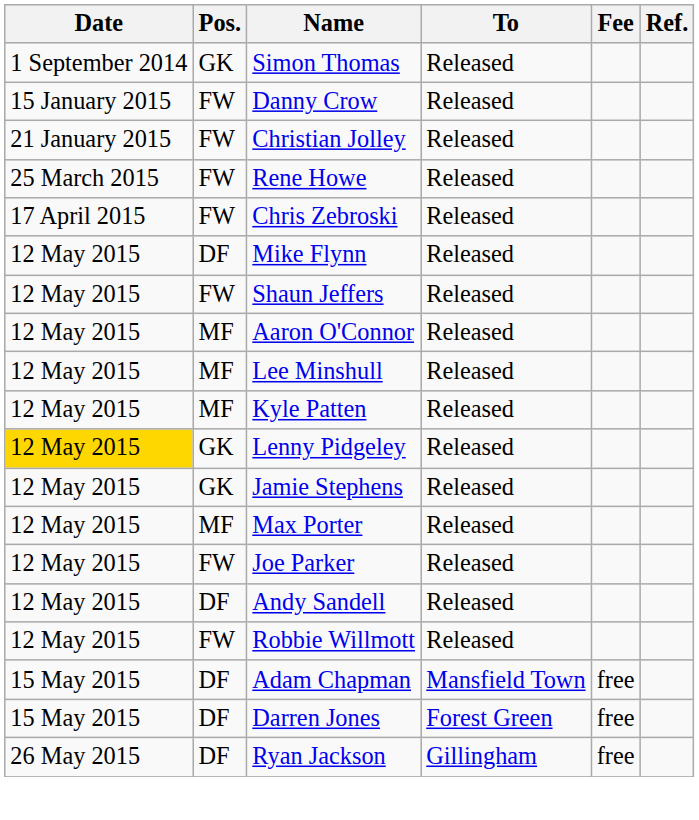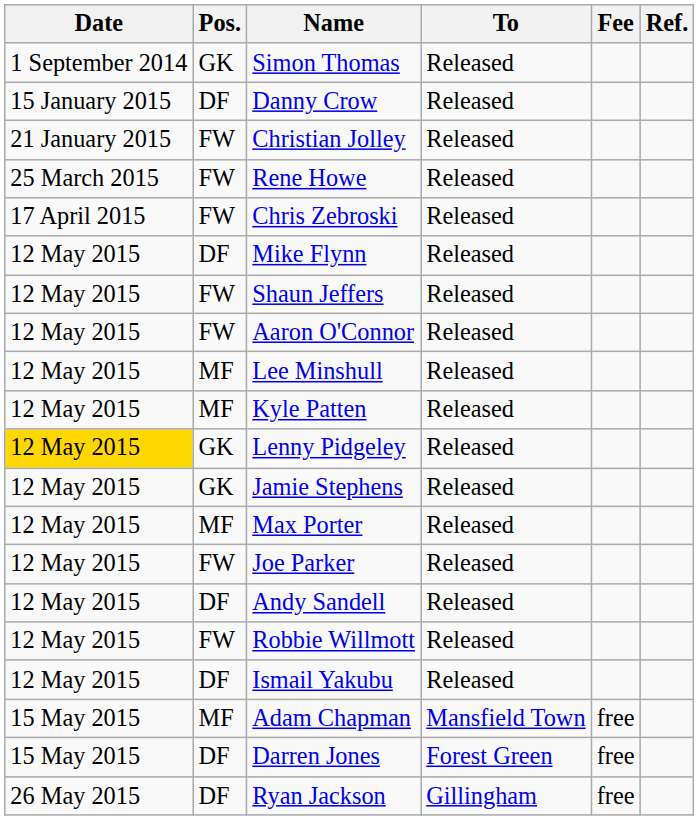(217, 100) FW -> (214, 100) DF
(216, 332) MF -> (217, 332) FW
+ row: (323, 679)
(214, 679) DF -> (216, 718) MF
